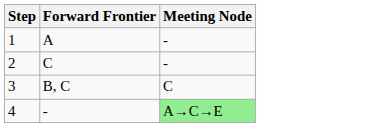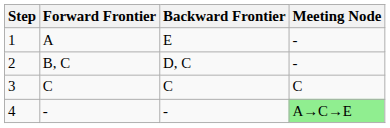+ column: (224, 16)
(48, 63) C -> (57, 63) B, C
(57, 87) B, C -> (48, 87) C
